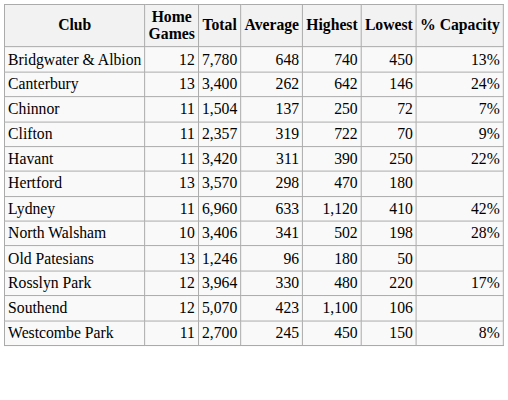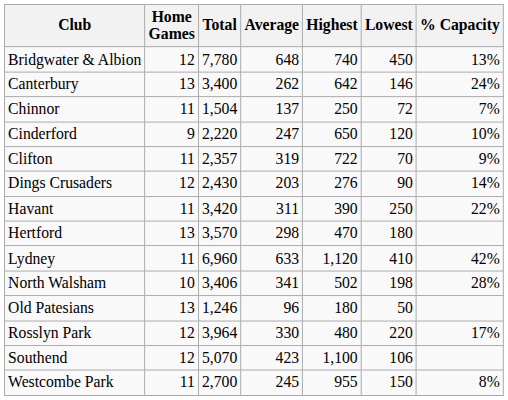+ row: (43, 134)
+ row: (60, 183)
(346, 332) 450 -> (346, 382) 955
